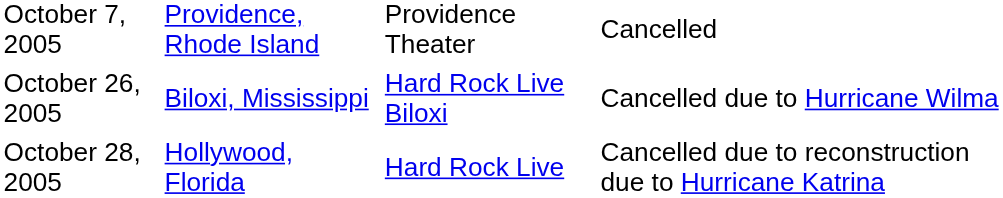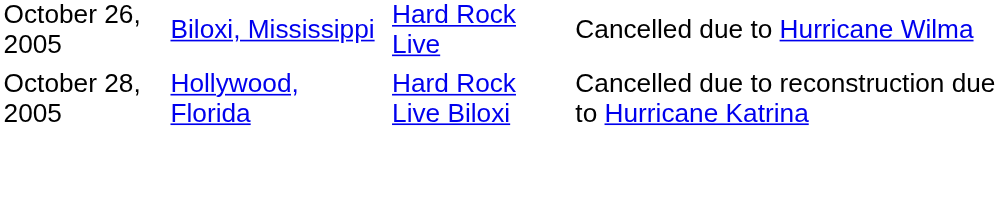- row: (65, 29)
(475, 98) Hard Rock Live Biloxi -> (454, 29) Hard Rock Live
(475, 167) Hard Rock Live -> (454, 98) Hard Rock Live Biloxi
